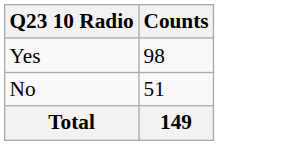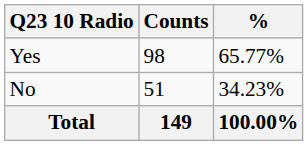+ column: (258, 21)
